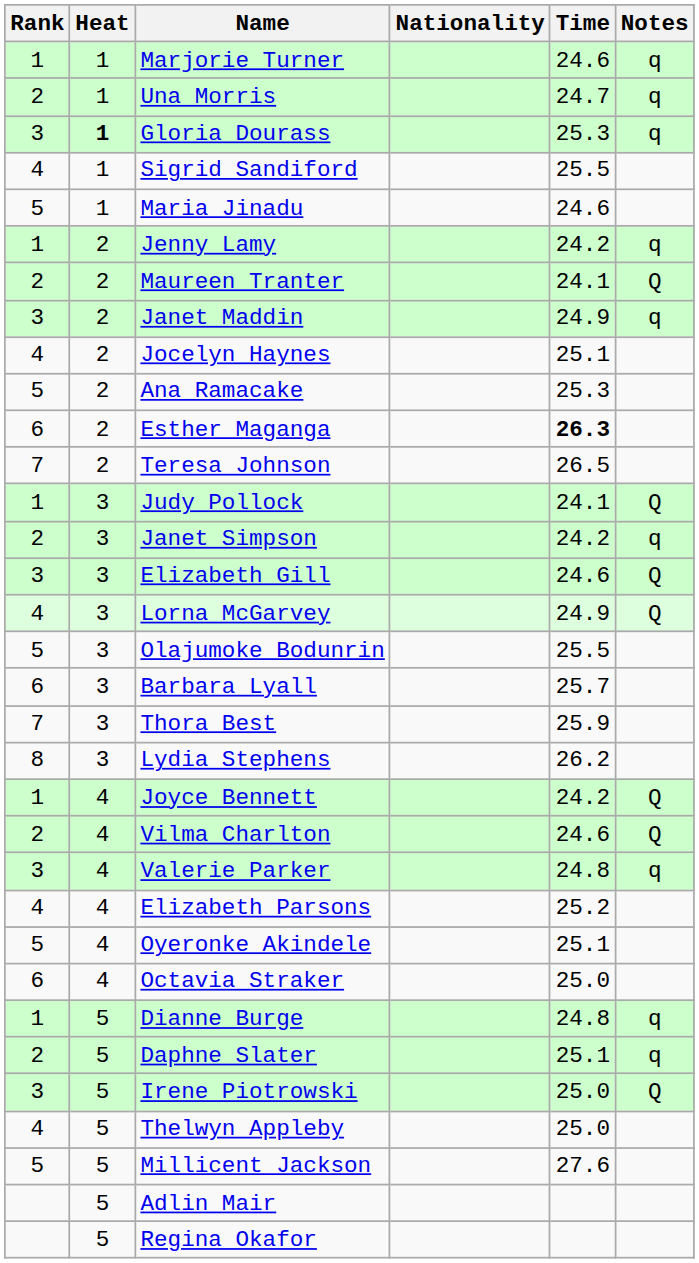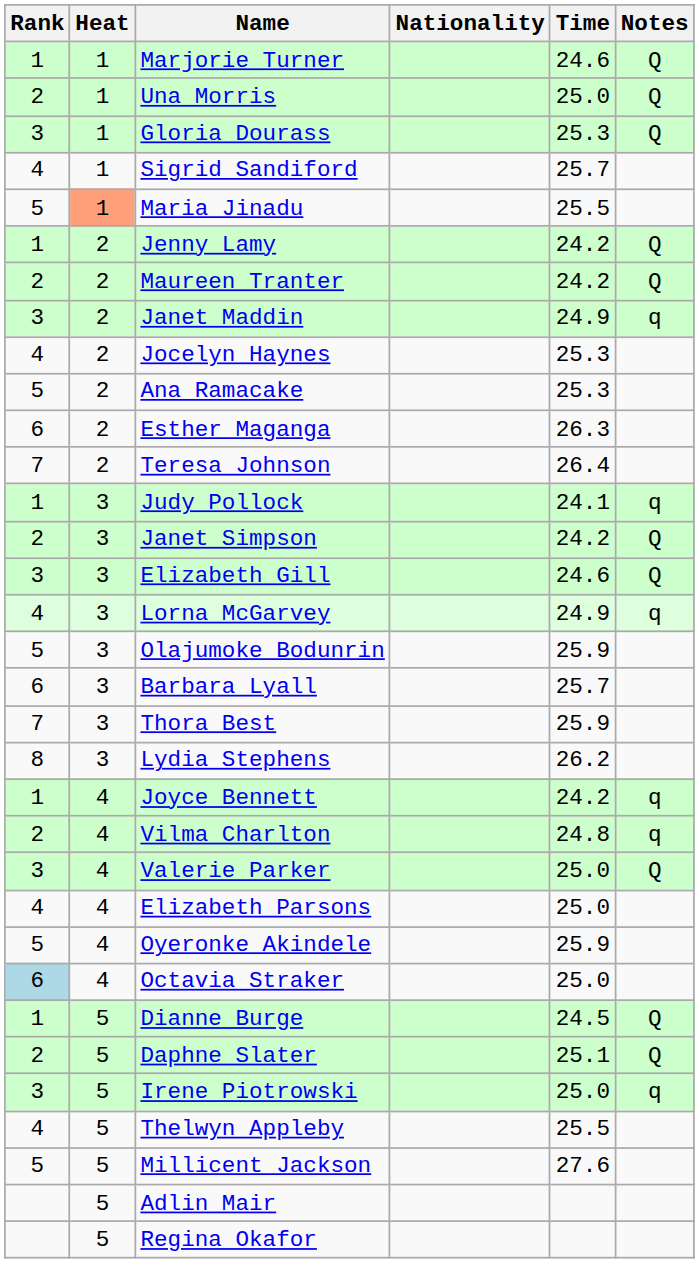(655, 60) q -> (655, 60) Q
(583, 97) 24.7 -> (583, 97) 25.0
(655, 97) q -> (655, 97) Q
(103, 134) bold -> (103, 134) normal
(655, 134) q -> (655, 134) Q
(583, 171) 25.5 -> (583, 171) 25.7
(103, 208) no background -> (103, 208) lightsalmon background
(583, 208) 24.6 -> (583, 208) 25.5
(655, 245) q -> (655, 245) Q
(583, 281) 24.1 -> (583, 281) 24.2
(583, 355) 25.1 -> (583, 355) 25.3
(583, 429) bold -> (583, 429) normal
(583, 466) 26.5 -> (583, 466) 26.4
(655, 503) Q -> (655, 503) q
(655, 539) q -> (655, 539) Q
(655, 613) Q -> (655, 613) q
(583, 650) 25.5 -> (583, 650) 25.9
(655, 797) Q -> (655, 797) q
(583, 834) 24.6 -> (583, 834) 24.8
(655, 834) Q -> (655, 834) q
(583, 871) 24.8 -> (583, 871) 25.0
(655, 871) q -> (655, 871) Q
(583, 908) 25.2 -> (583, 908) 25.0
(583, 945) 25.1 -> (583, 945) 25.9
(37, 982) no background -> (37, 982) lightblue background
(583, 1019) 24.8 -> (583, 1019) 24.5
(655, 1019) q -> (655, 1019) Q
(655, 1056) q -> (655, 1056) Q
(655, 1092) Q -> (655, 1092) q
(583, 1129) 25.0 -> (583, 1129) 25.5
